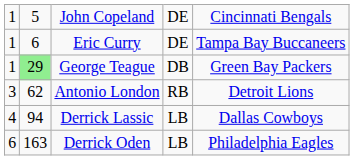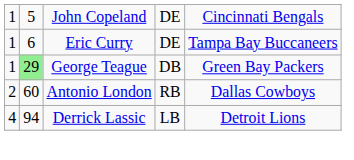(12, 92) 3 -> (12, 92) 2
(35, 92) 62 -> (31, 92) 60
(271, 92) Detroit Lions -> (263, 92) Dallas Cowboys
(271, 117) Dallas Cowboys -> (263, 117) Detroit Lions
- row: (107, 142)
